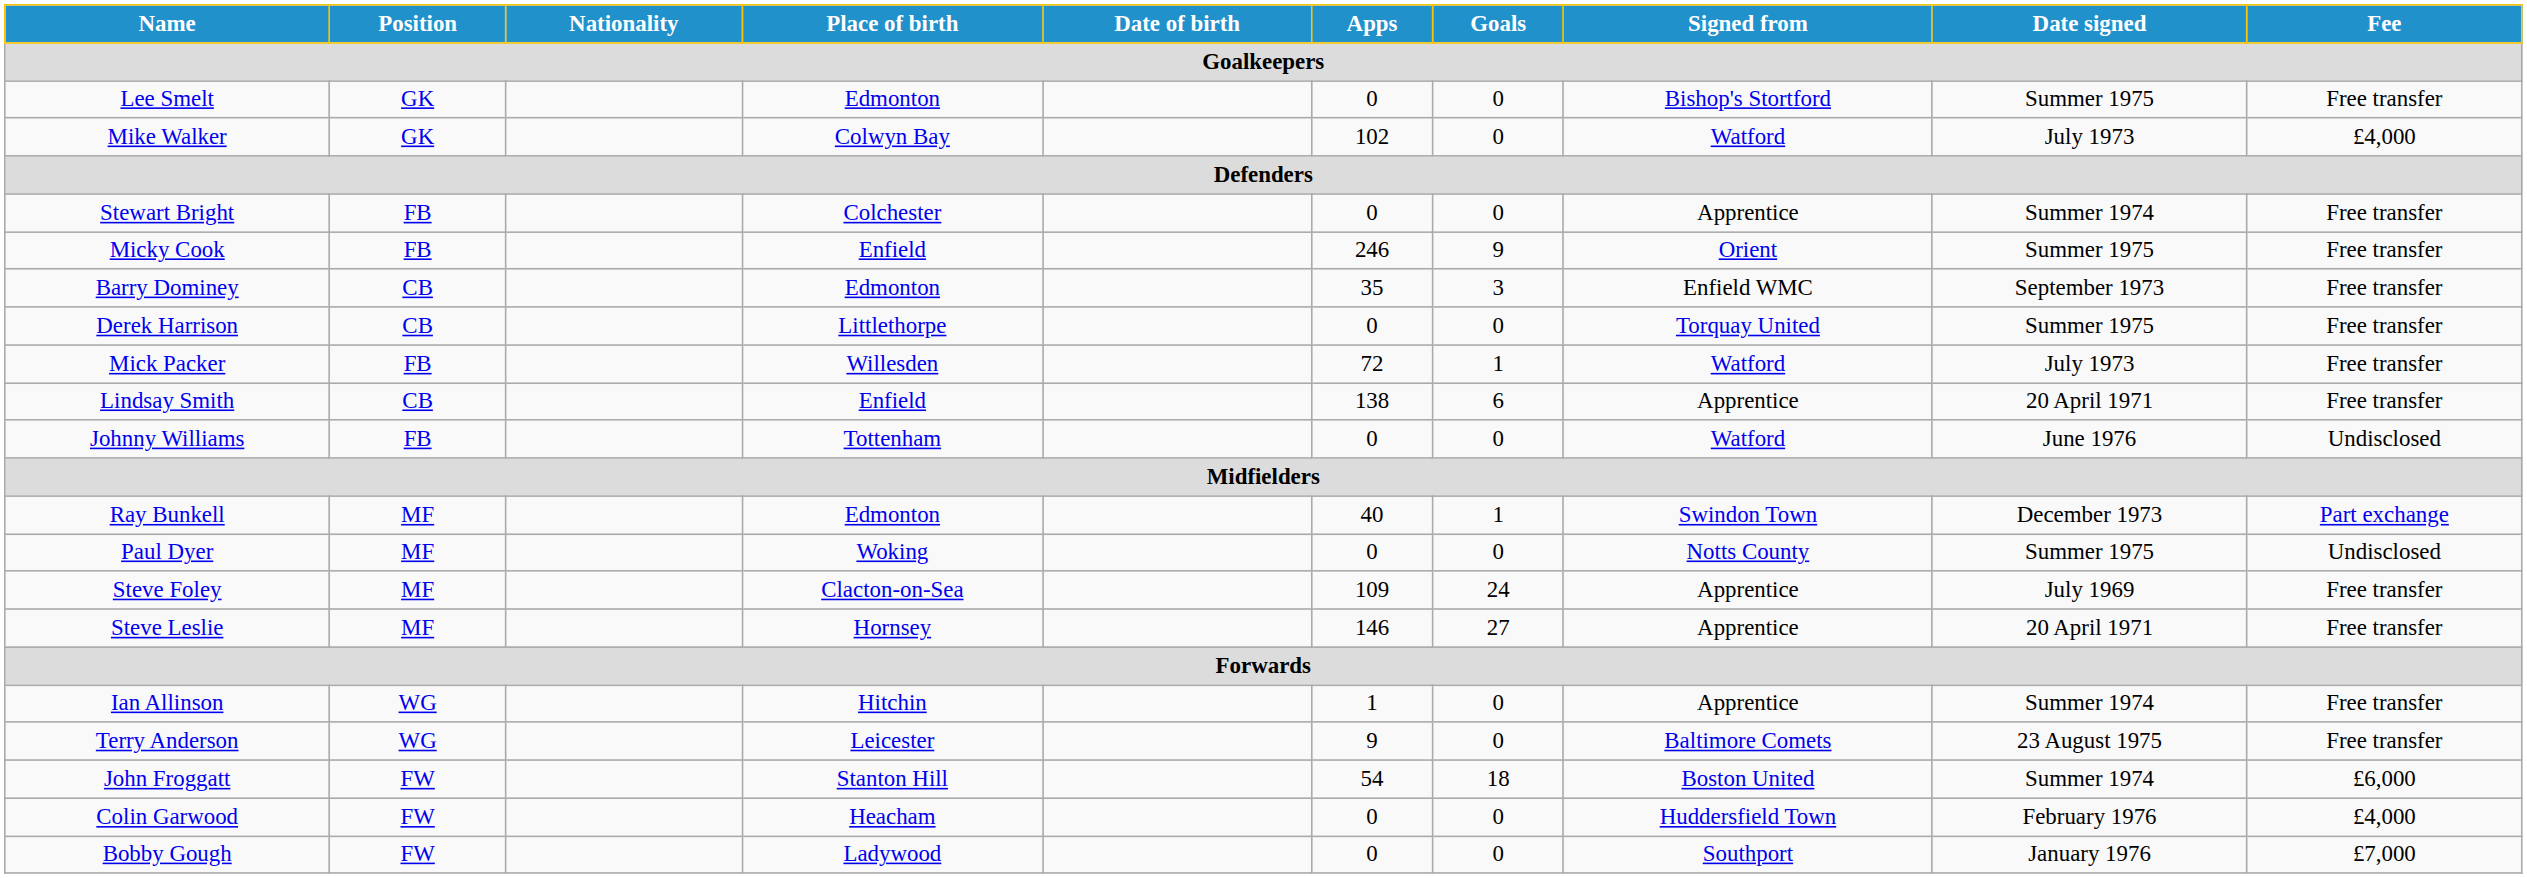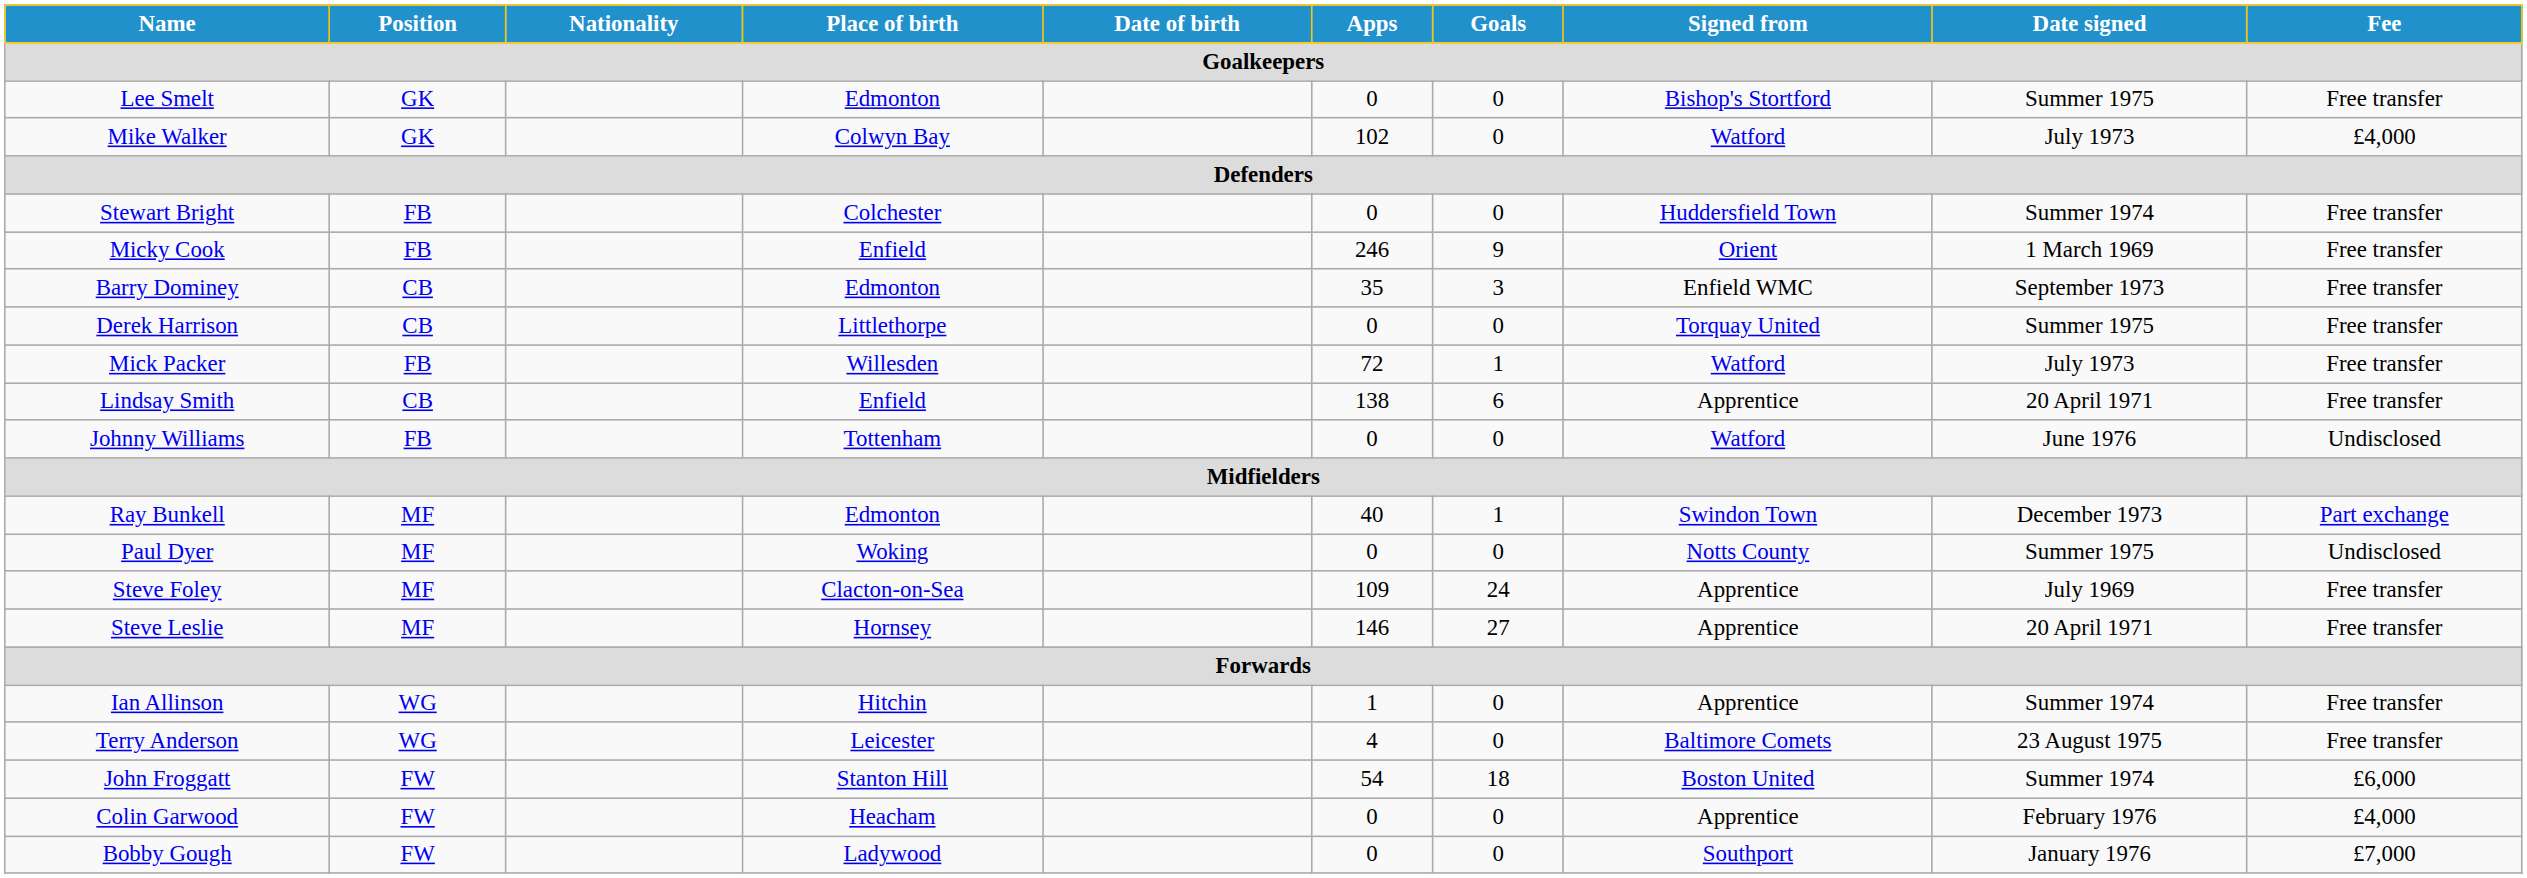(1748, 212) Apprentice -> (1748, 212) Huddersfield Town
(2090, 250) Summer 1975 -> (2090, 250) 1 March 1969
(1372, 741) 9 -> (1372, 741) 4
(1748, 816) Huddersfield Town -> (1748, 816) Apprentice
